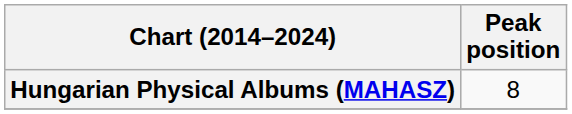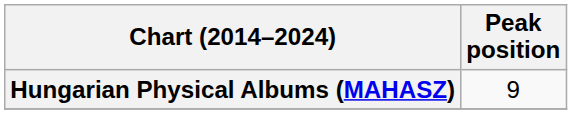(513, 89) 8 -> (513, 89) 9
